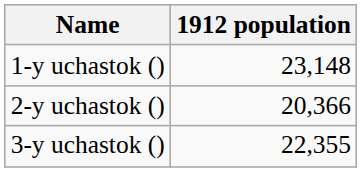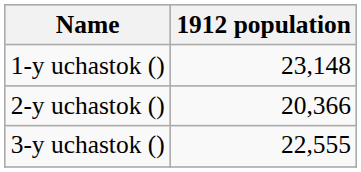(316, 145) 22,355 -> (316, 145) 22,555
